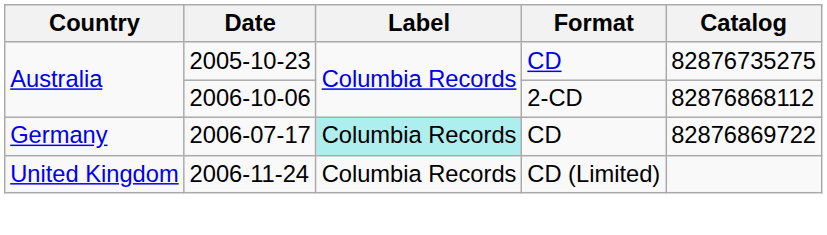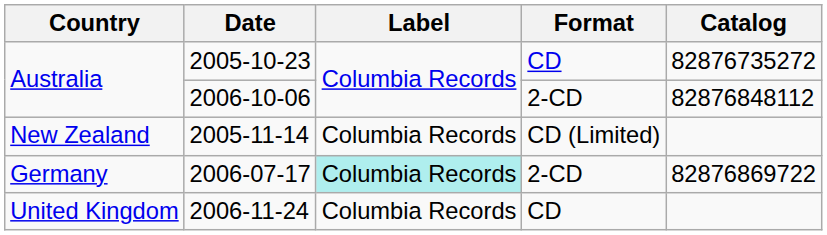(744, 60) 82876735275 -> (744, 60) 82876735272
(743, 98) 82876868112 -> (743, 98) 82876848112
+ row: (249, 135)
(544, 135) CD -> (555, 173) 2-CD
(594, 173) CD (Limited) -> (544, 211) CD
